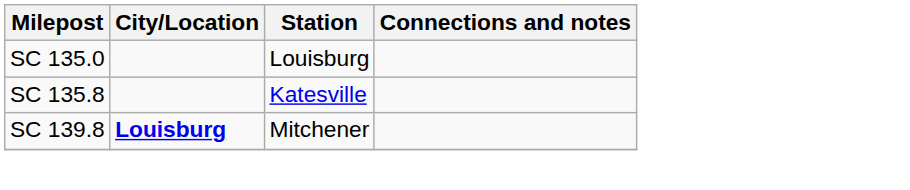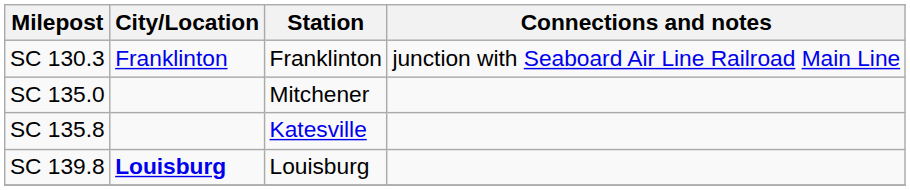+ row: (57, 58)
(319, 58) Louisburg -> (319, 94) Mitchener
(319, 130) Mitchener -> (319, 166) Louisburg
